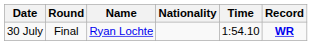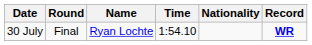columns swapped: (187, 13) <-> (241, 13)
